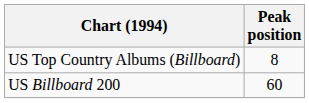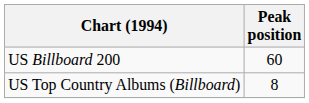rows swapped: (64, 85) <-> (124, 60)
